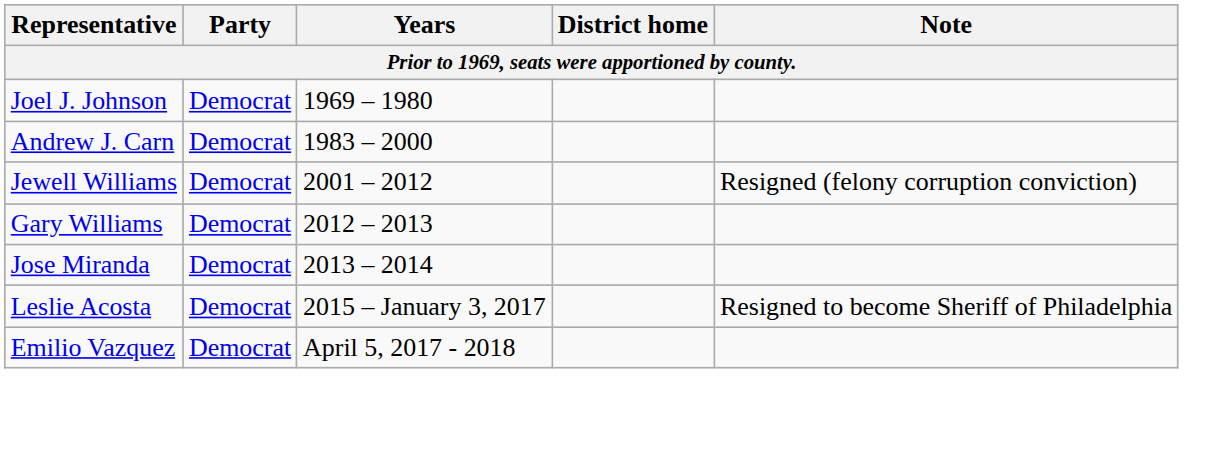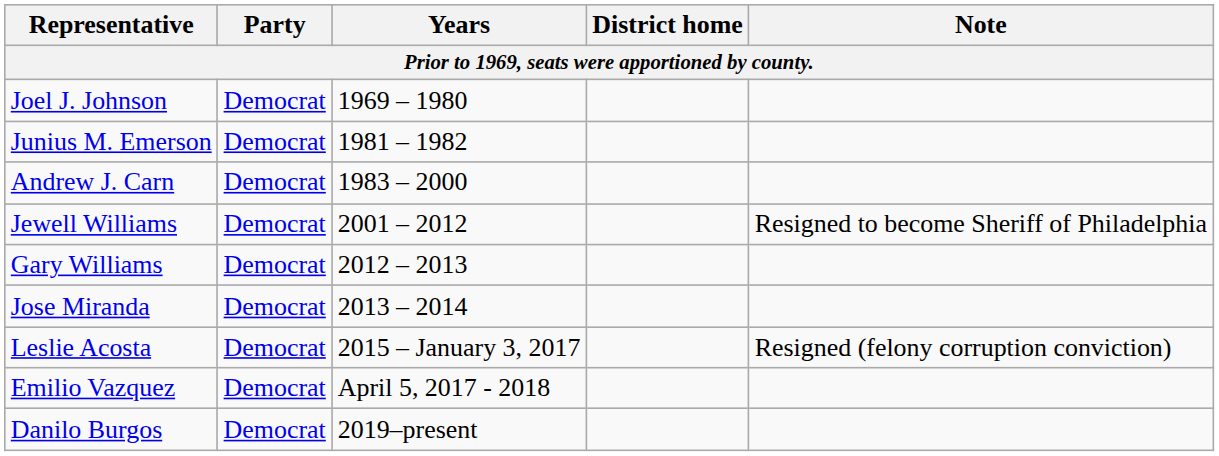+ row: (111, 141)
(928, 182) Resigned (felony corruption conviction) -> (981, 223) Resigned to become Sheriff of Philadelphia
(946, 305) Resigned to become Sheriff of Philadelphia -> (963, 346) Resigned (felony corruption conviction)
+ row: (87, 429)
